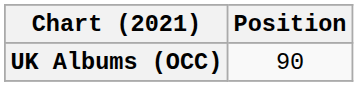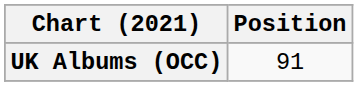(290, 62) 90 -> (290, 62) 91
